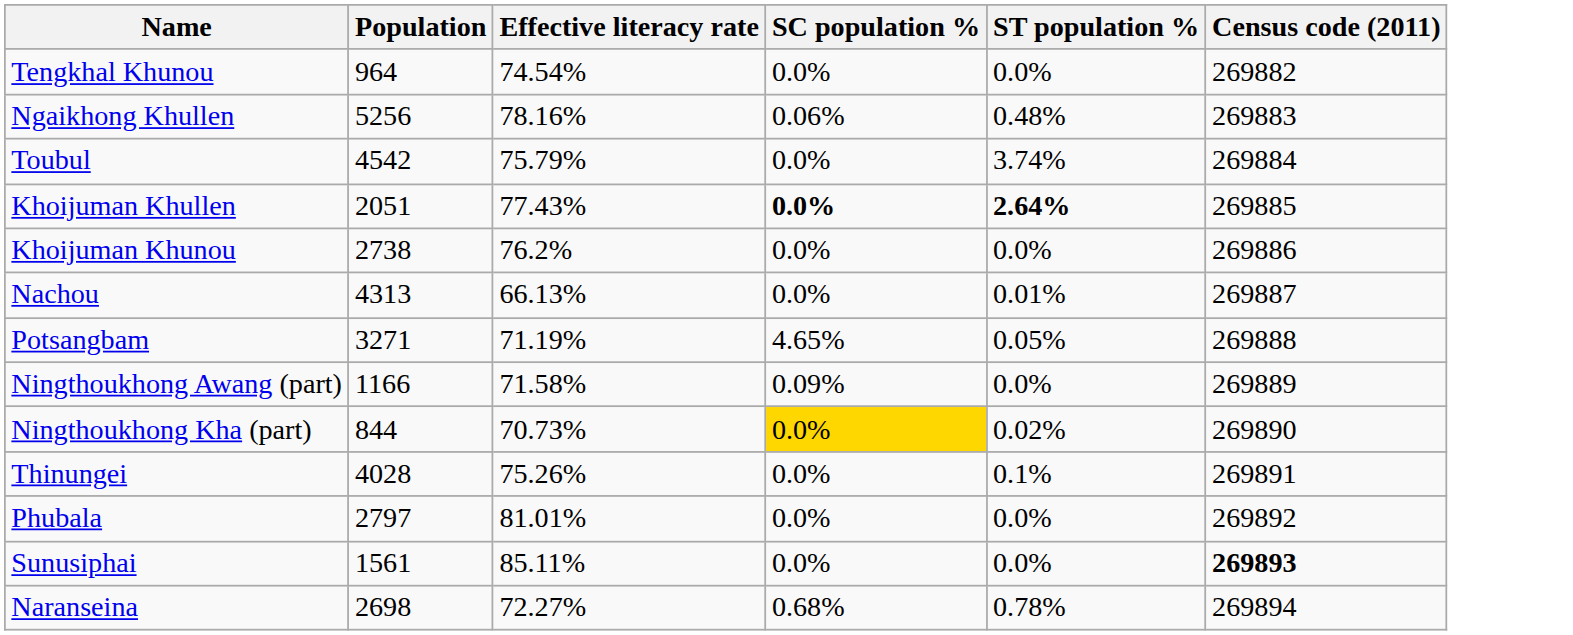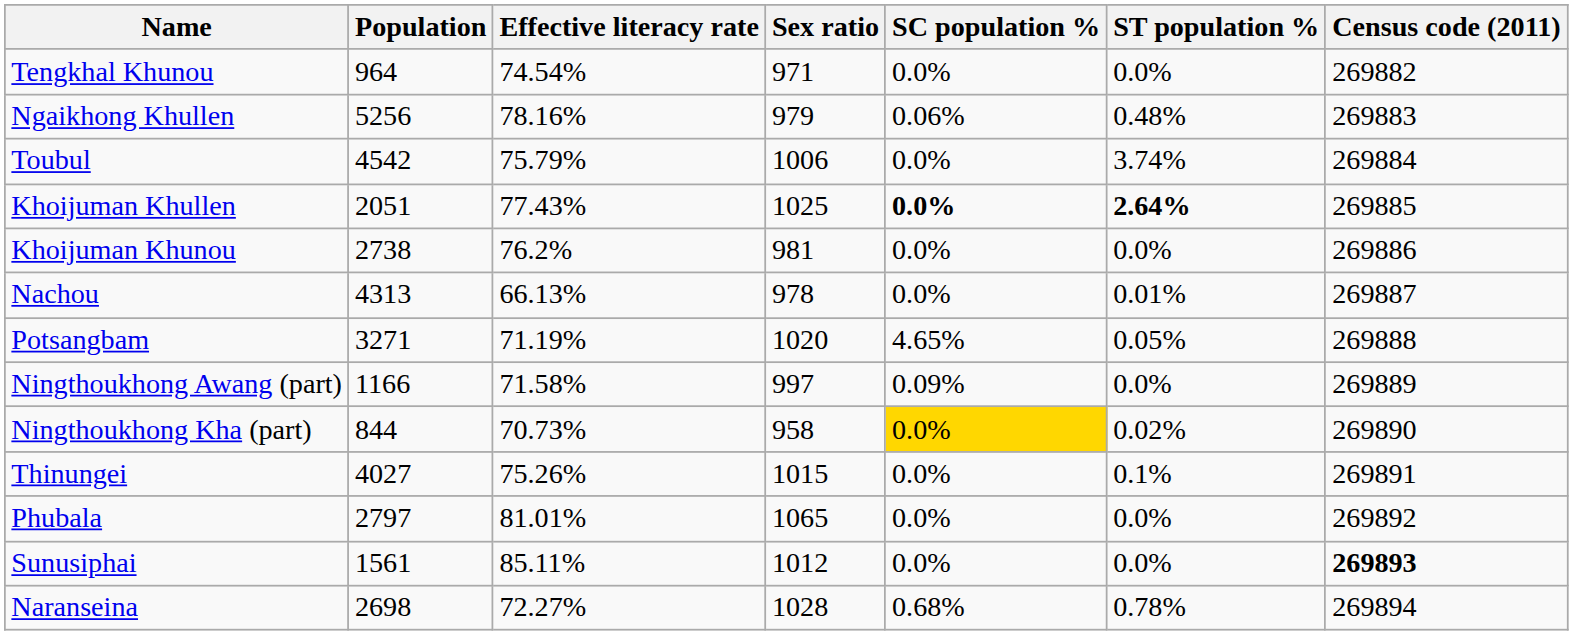+ column: (825, 26)
(383, 473) 4028 -> (383, 473) 4027
